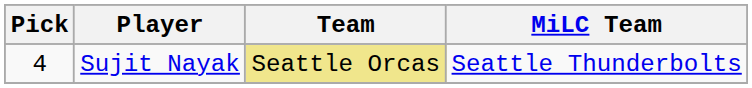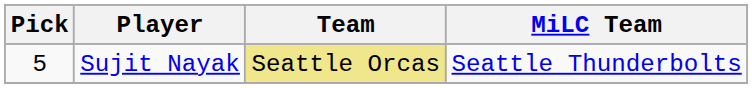(40, 64) 4 -> (40, 64) 5
